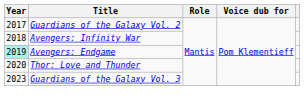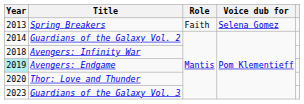+ row: (68, 25)
(16, 25) 2017 -> (16, 38) 2014
